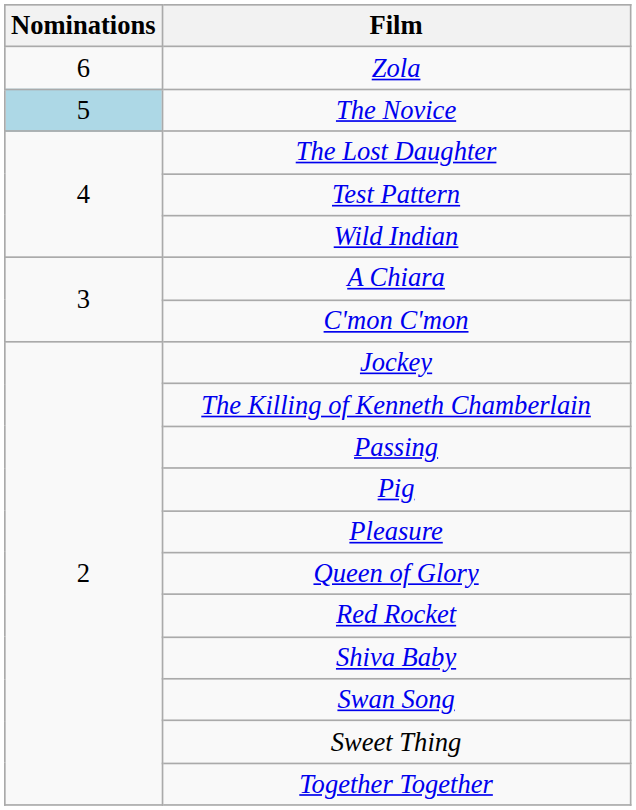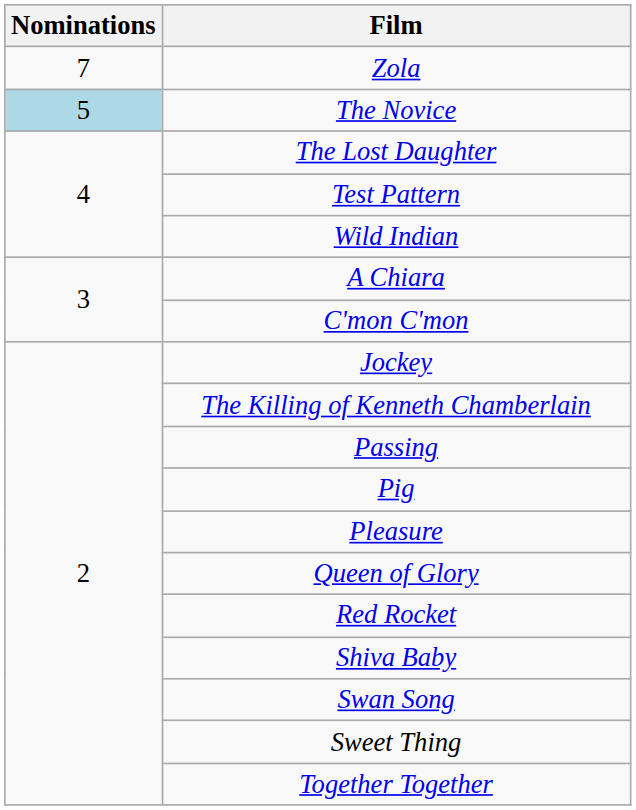(83, 67) 6 -> (83, 67) 7
